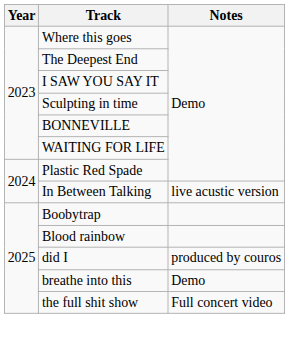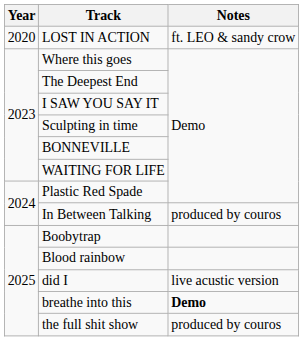+ row: (96, 37)
(225, 192) live acustic version -> (226, 214) produced by couros
(226, 258) produced by couros -> (225, 280) live acustic version
(188, 280) normal -> (189, 302) bold
(222, 302) Full concert video -> (226, 324) produced by couros
